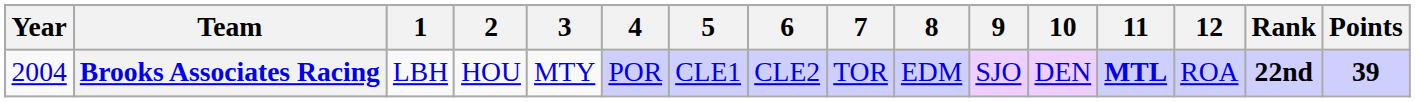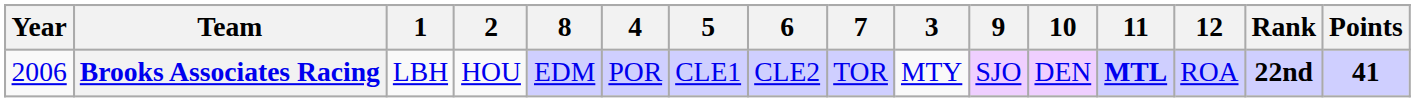columns swapped: (565, 26) <-> (932, 26)
(39, 72) 2004 -> (39, 72) 2006
(1366, 72) 39 -> (1366, 72) 41
